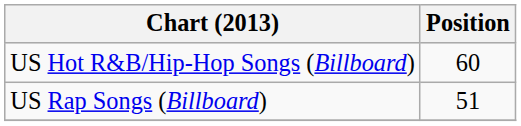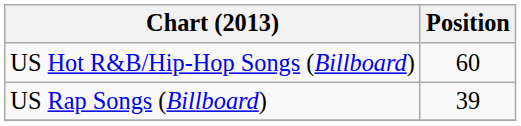(468, 100) 51 -> (468, 100) 39
